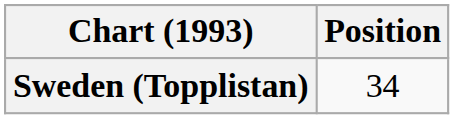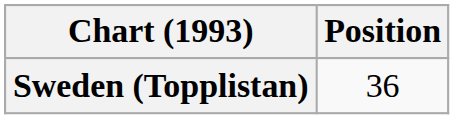(383, 85) 34 -> (383, 85) 36
